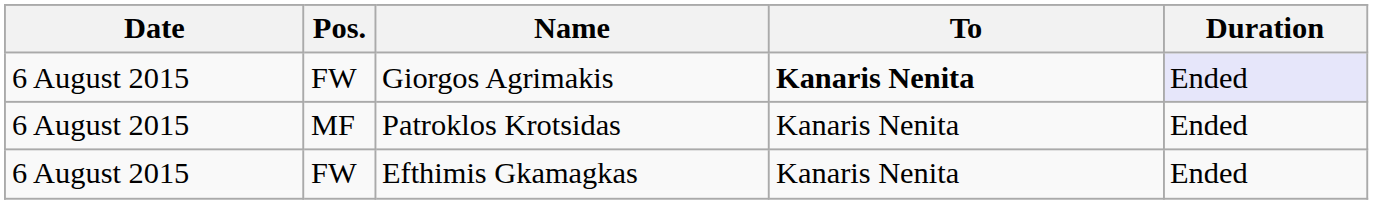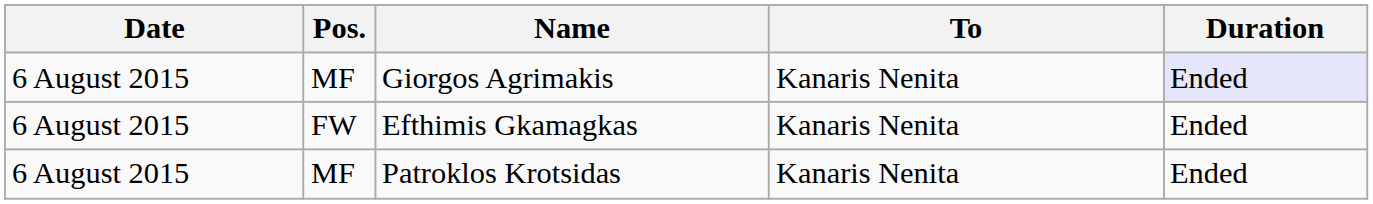(334, 76) FW -> (333, 76) MF
(875, 76) bold -> (868, 76) normal
rows swapped: (501, 125) <-> (510, 173)
